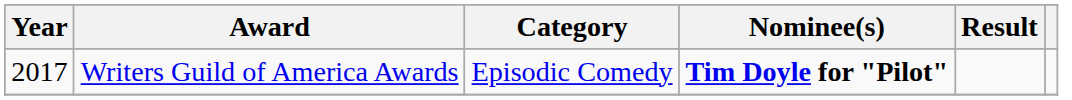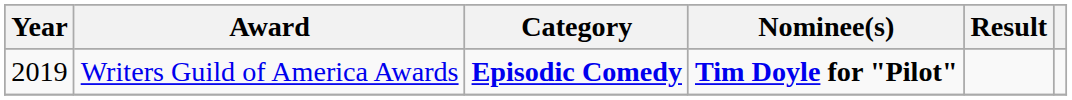(40, 71) 2017 -> (40, 71) 2019
(572, 71) normal -> (577, 71) bold
